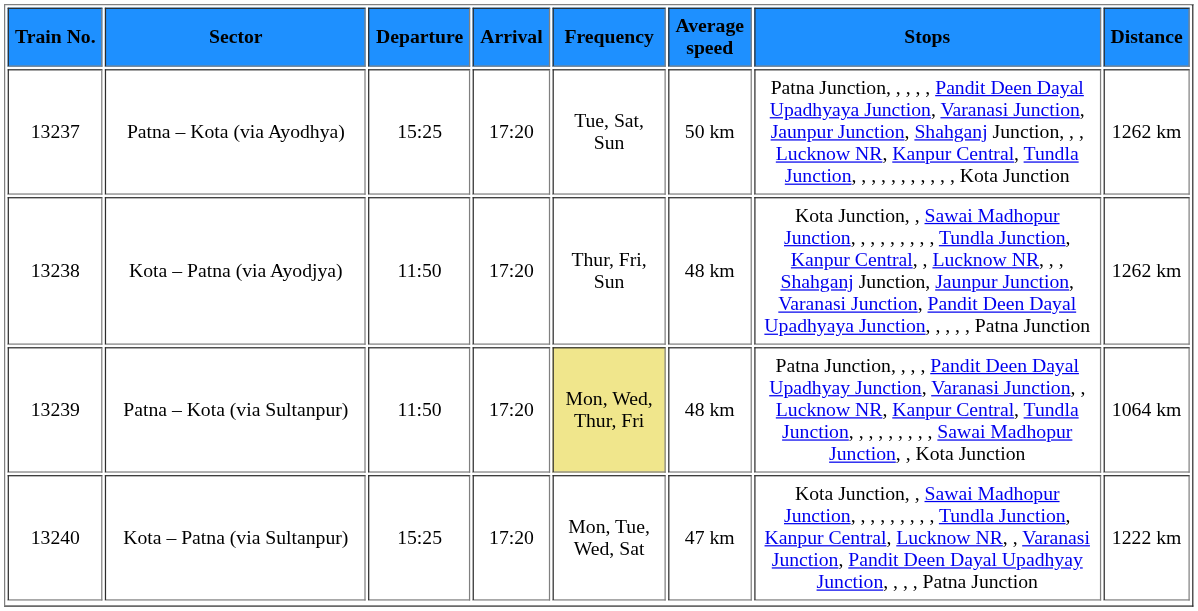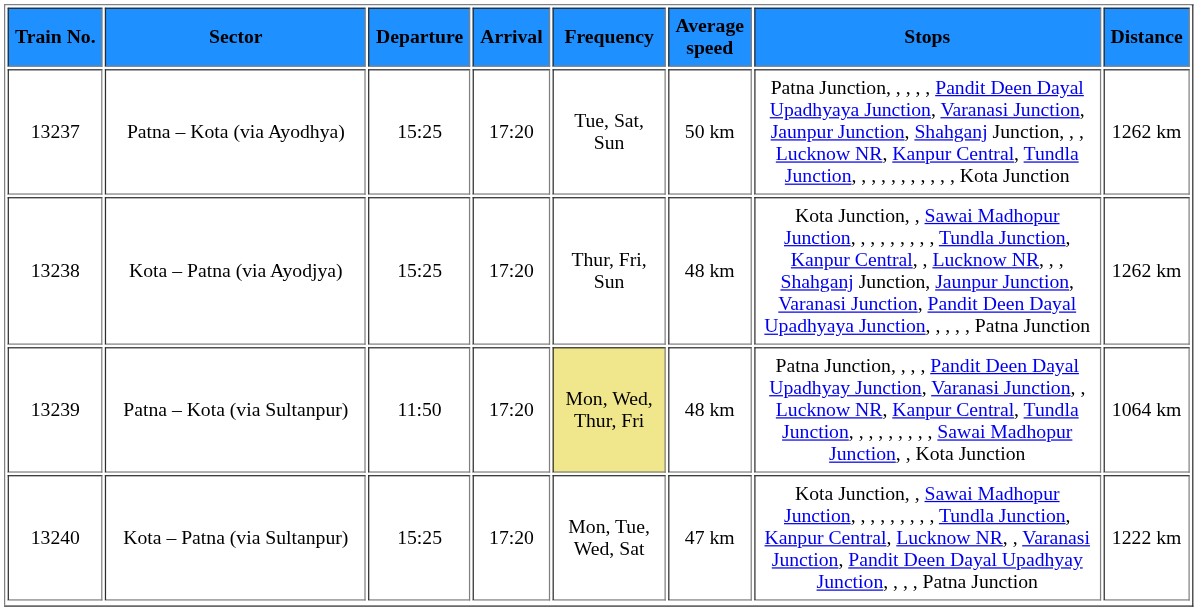(420, 270) 11:50 -> (420, 270) 15:25
